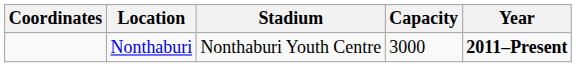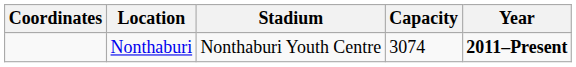(407, 47) 3000 -> (407, 47) 3074
